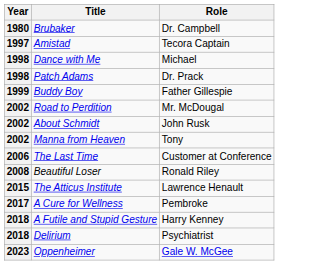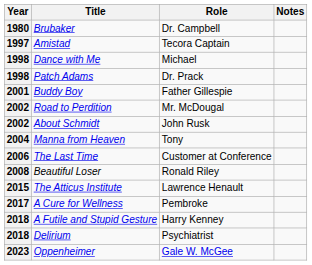+ column: (290, 12)
(18, 92) 1999 -> (18, 92) 2001
(18, 140) 2002 -> (18, 140) 2004
